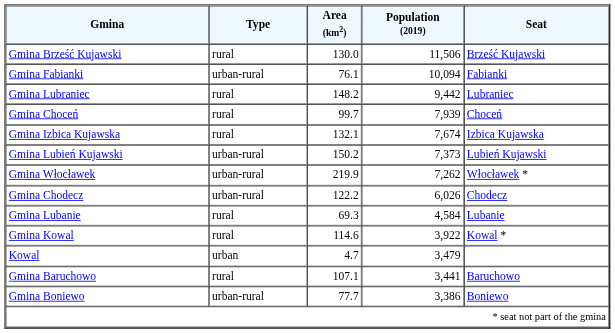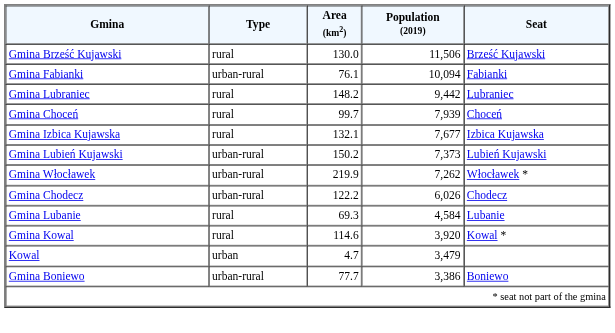(447, 134) 7,674 -> (447, 134) 7,677
(447, 235) 3,922 -> (447, 235) 3,920
- row: (52, 276)
